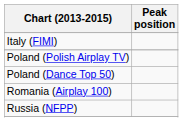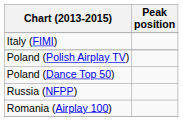rows swapped: (59, 91) <-> (42, 108)
